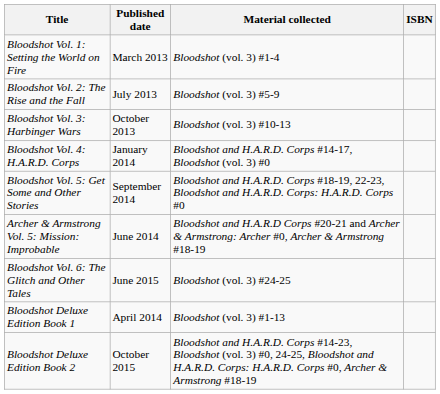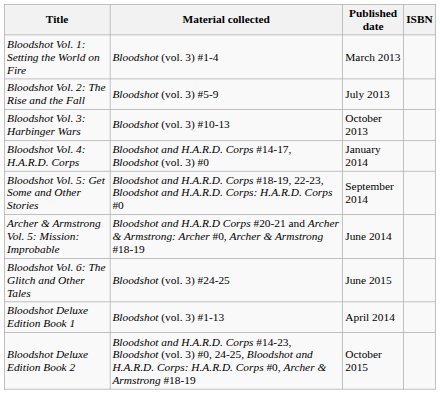columns swapped: (287, 19) <-> (140, 19)
